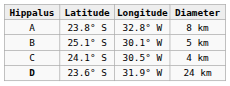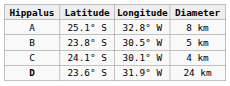(87, 27) 23.8° S -> (87, 27) 25.1° S
(87, 42) 25.1° S -> (87, 42) 23.8° S
(142, 42) 30.1° W -> (142, 42) 30.5° W
(142, 58) 30.5° W -> (142, 58) 30.1° W
